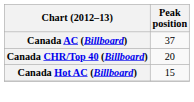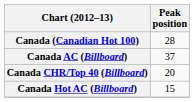+ row: (77, 40)
